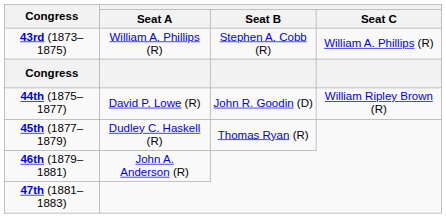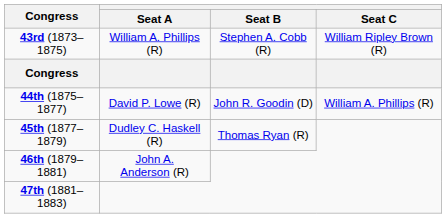(379, 43) William A. Phillips (R) -> (379, 43) William Ripley Brown (R)
(379, 103) William Ripley Brown (R) -> (379, 103) William A. Phillips (R)
